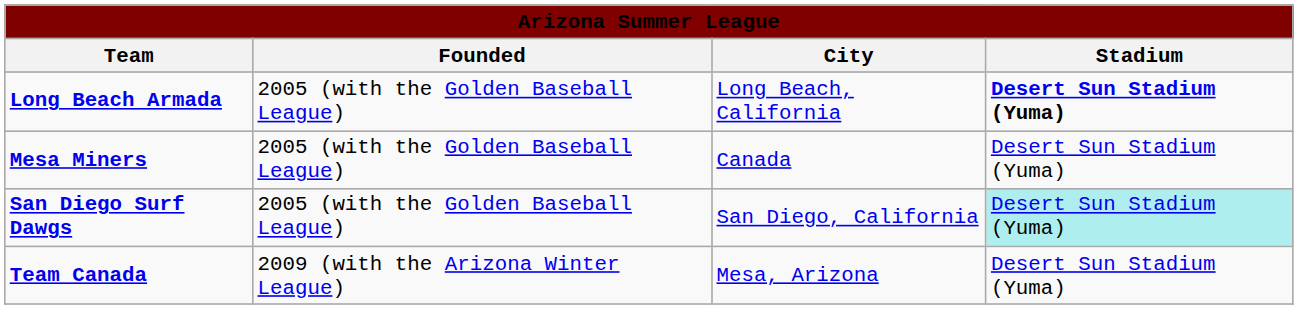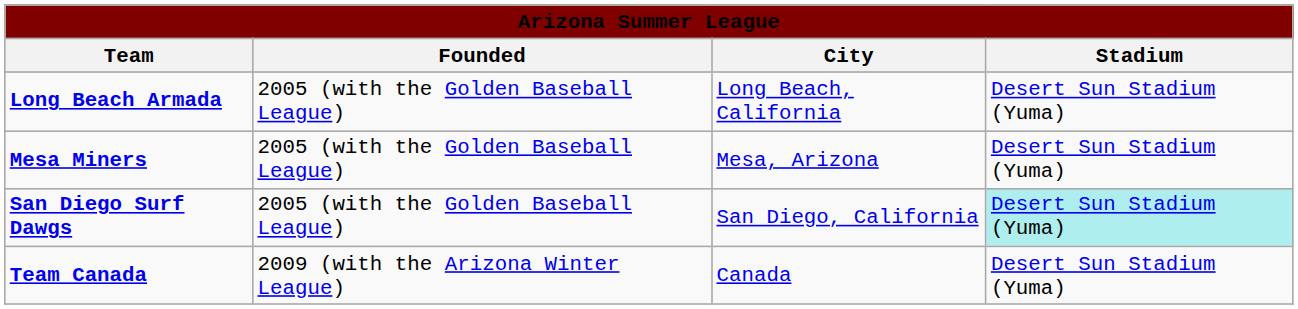(1103, 102) bold -> (1103, 102) normal
(754, 159) Canada -> (798, 159) Mesa, Arizona
(798, 275) Mesa, Arizona -> (754, 275) Canada
